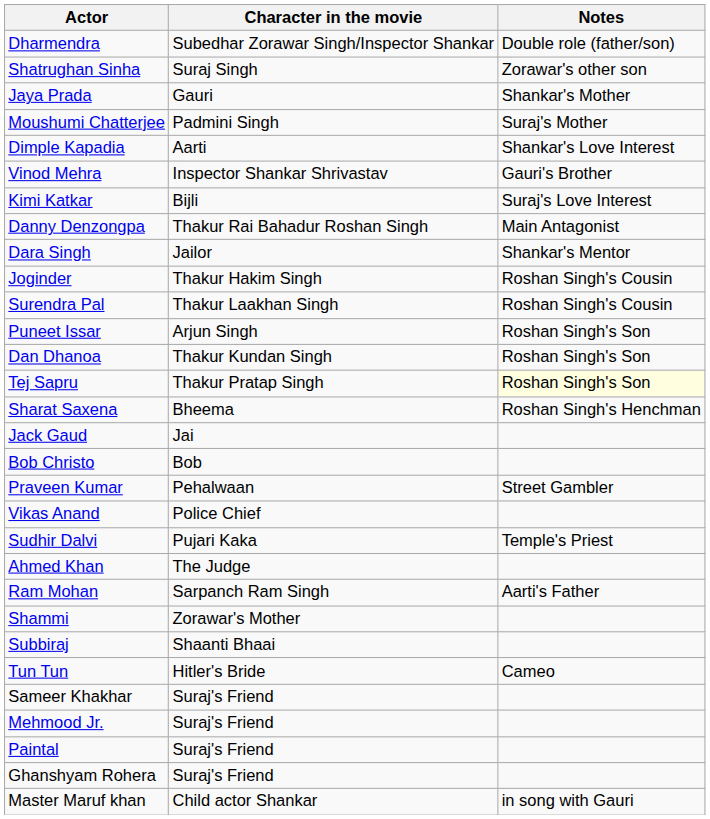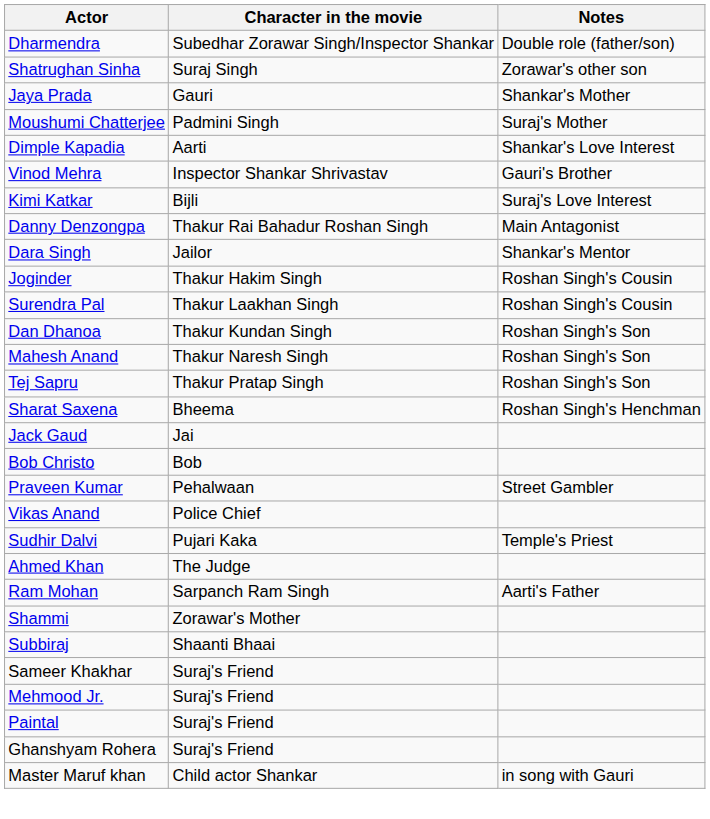- row: (55, 331)
+ row: (63, 357)
(576, 383) lightyellow background -> (576, 383) no background
- row: (38, 670)
